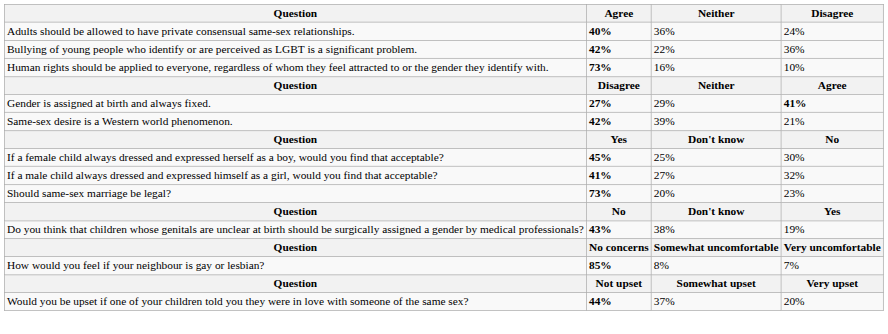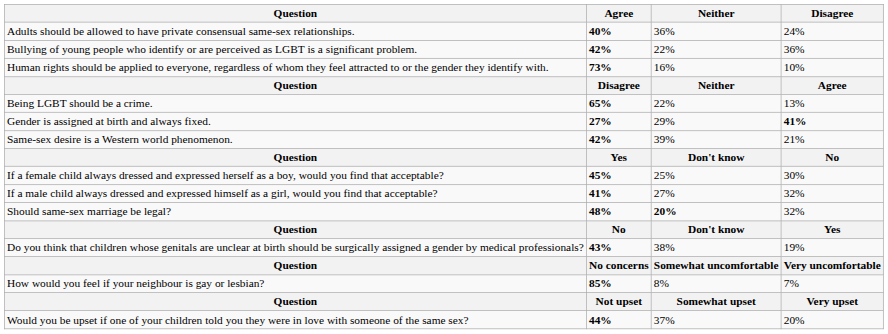+ row: (80, 103)
(600, 193) 73% -> (600, 211) 48%
(664, 193) normal -> (665, 211) bold
(794, 193) 23% -> (794, 211) 32%
